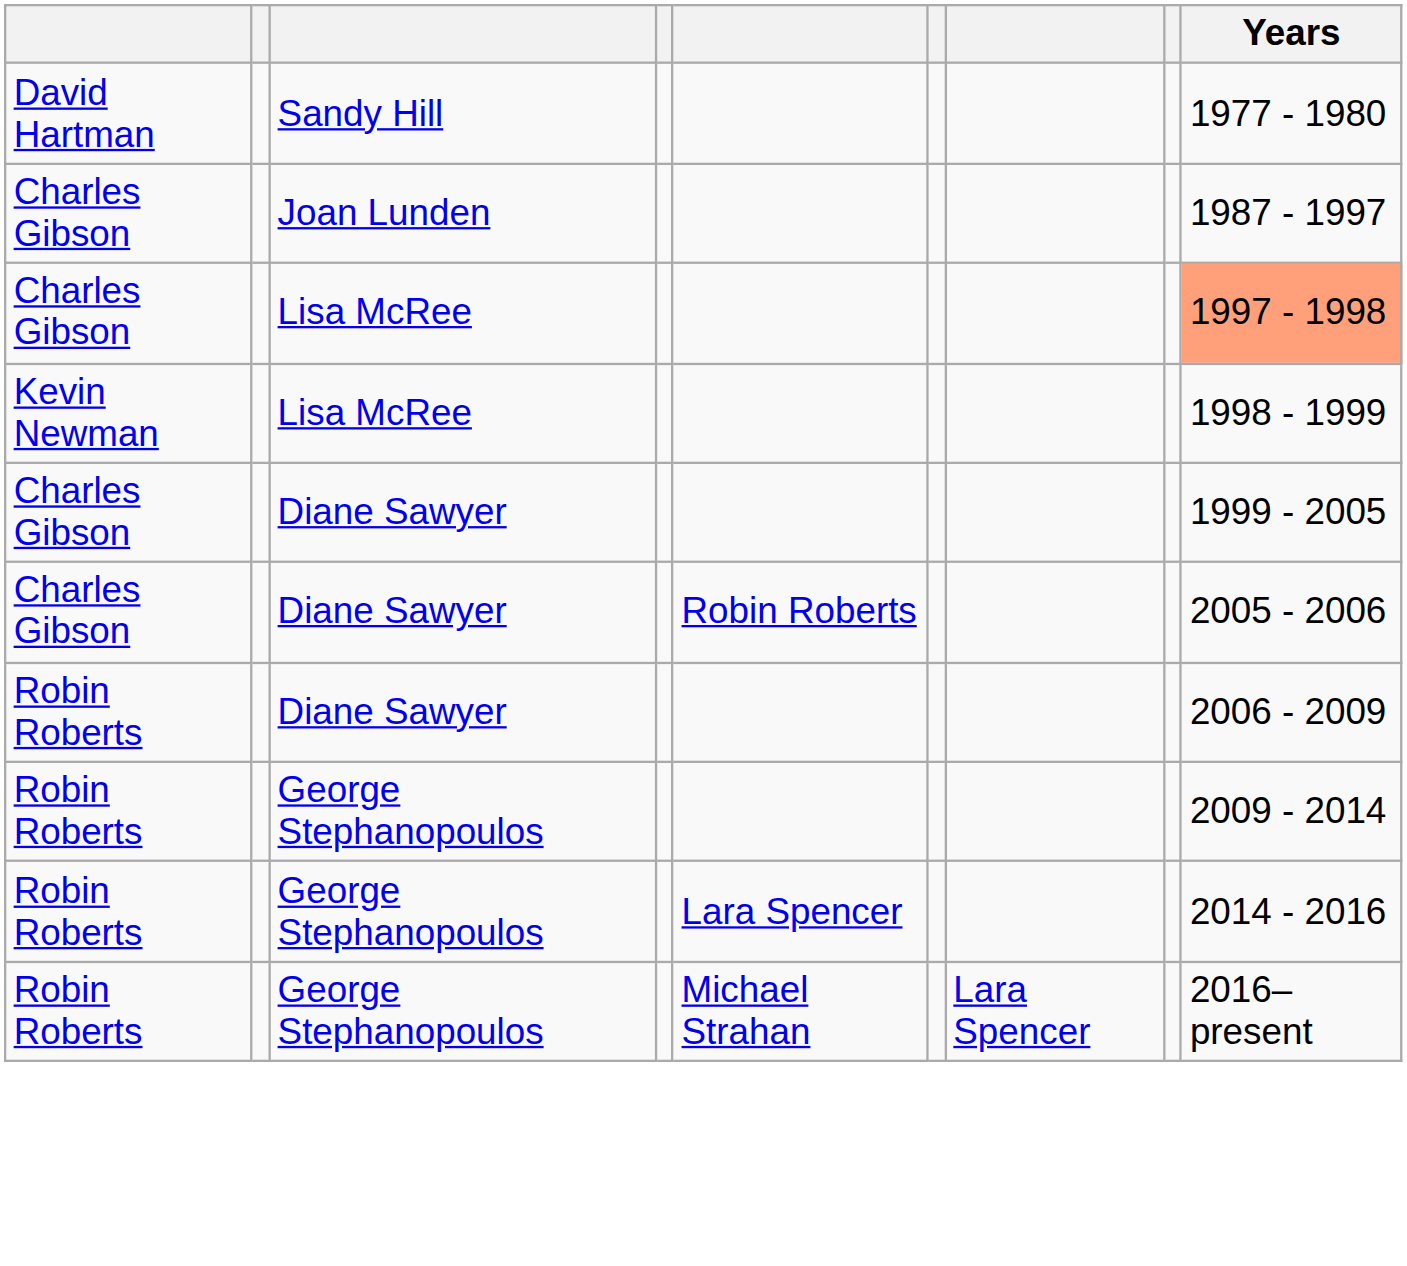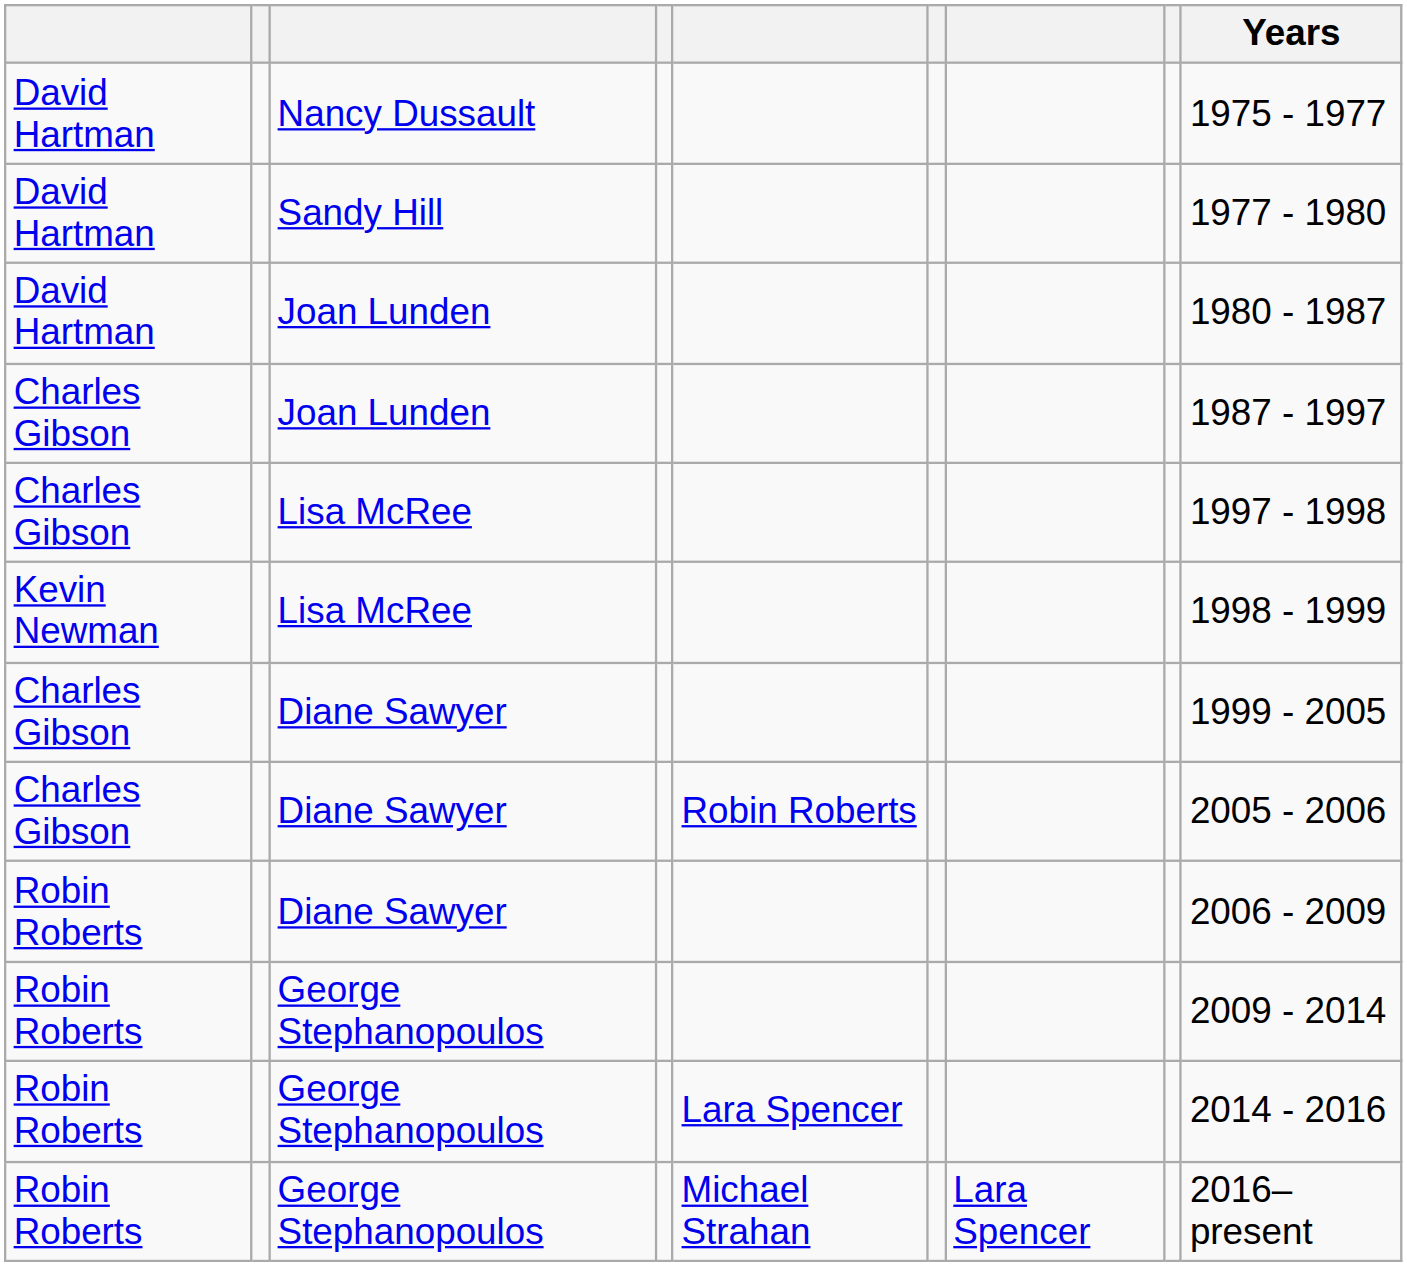+ row: (84, 112)
+ row: (84, 312)
(1288, 312) lightsalmon background -> (1288, 511) no background
